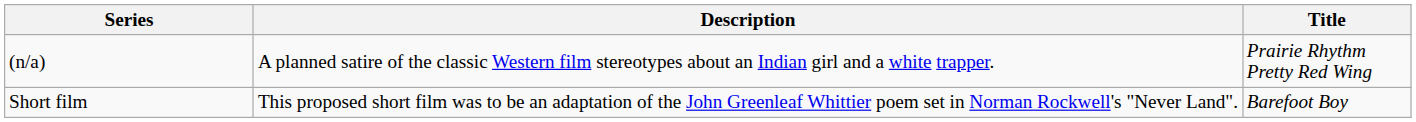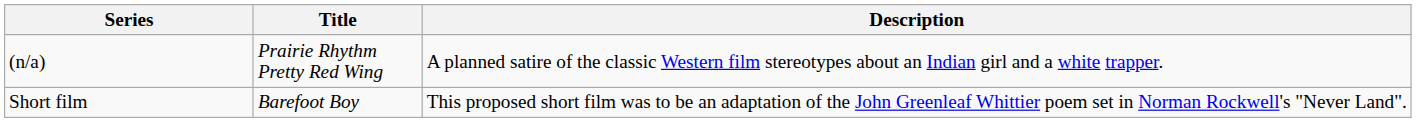columns swapped: (1327, 19) <-> (748, 19)
